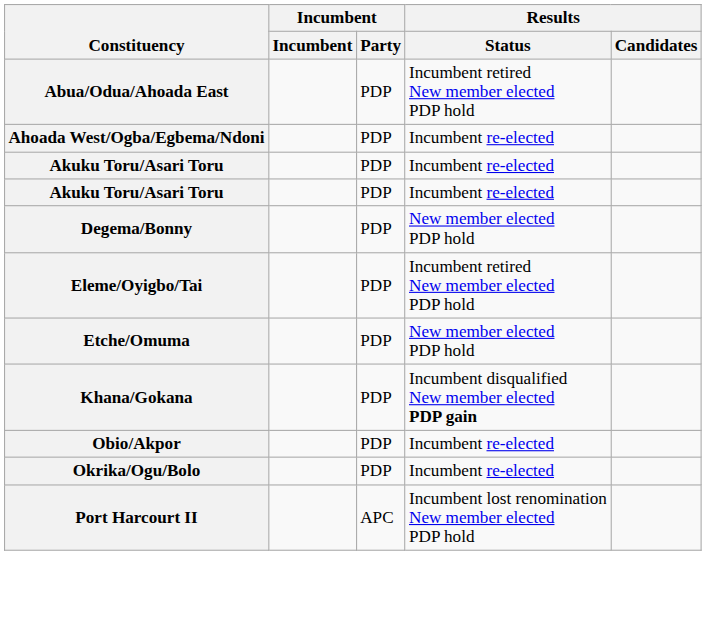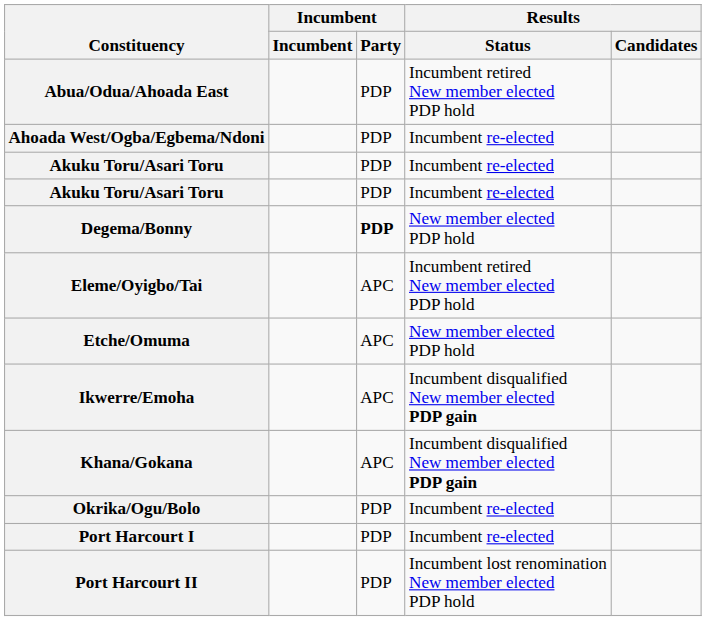(376, 229) normal -> (377, 229) bold
(376, 285) PDP -> (377, 285) APC
(376, 341) PDP -> (377, 341) APC
+ row: (137, 397)
(376, 397) PDP -> (377, 462) APC
- row: (137, 443)
+ row: (137, 536)
(377, 517) APC -> (376, 582) PDP
